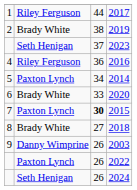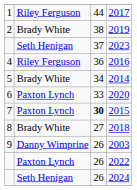(45, 78) Paxton Lynch -> (43, 78) Brady White
(43, 95) Brady White -> (45, 95) Paxton Lynch
